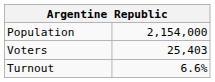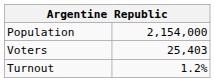(194, 68) 6.6% -> (194, 68) 1.2%
